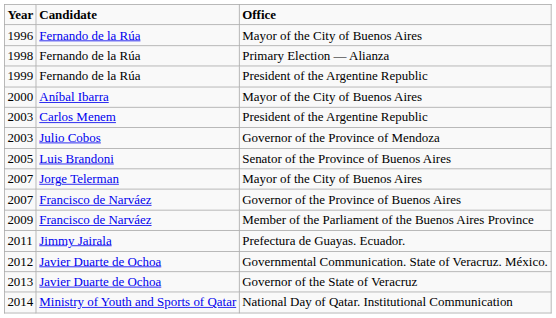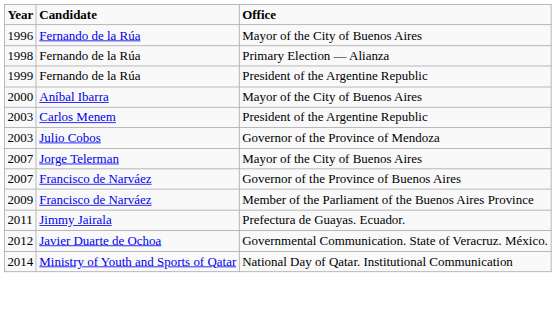- row: (20, 158)
- row: (20, 281)
